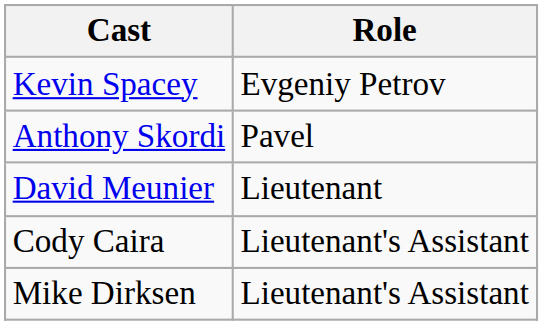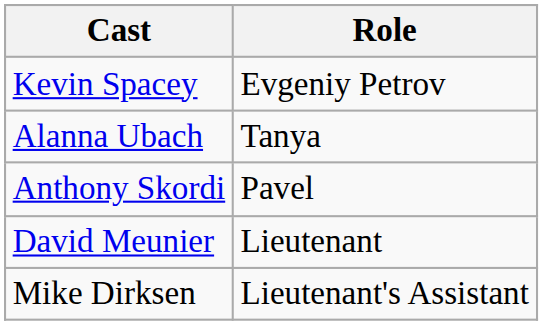+ row: (108, 135)
- row: (89, 240)
